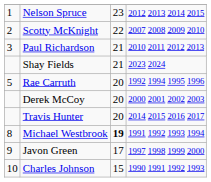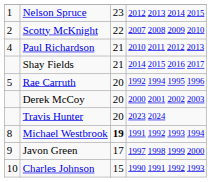(10, 47) 3 -> (10, 47) 4
(147, 64) 2023 2024 -> (166, 64) 2014 2015 2016 2017
(166, 116) 2014 2015 2016 2017 -> (147, 116) 2023 2024
